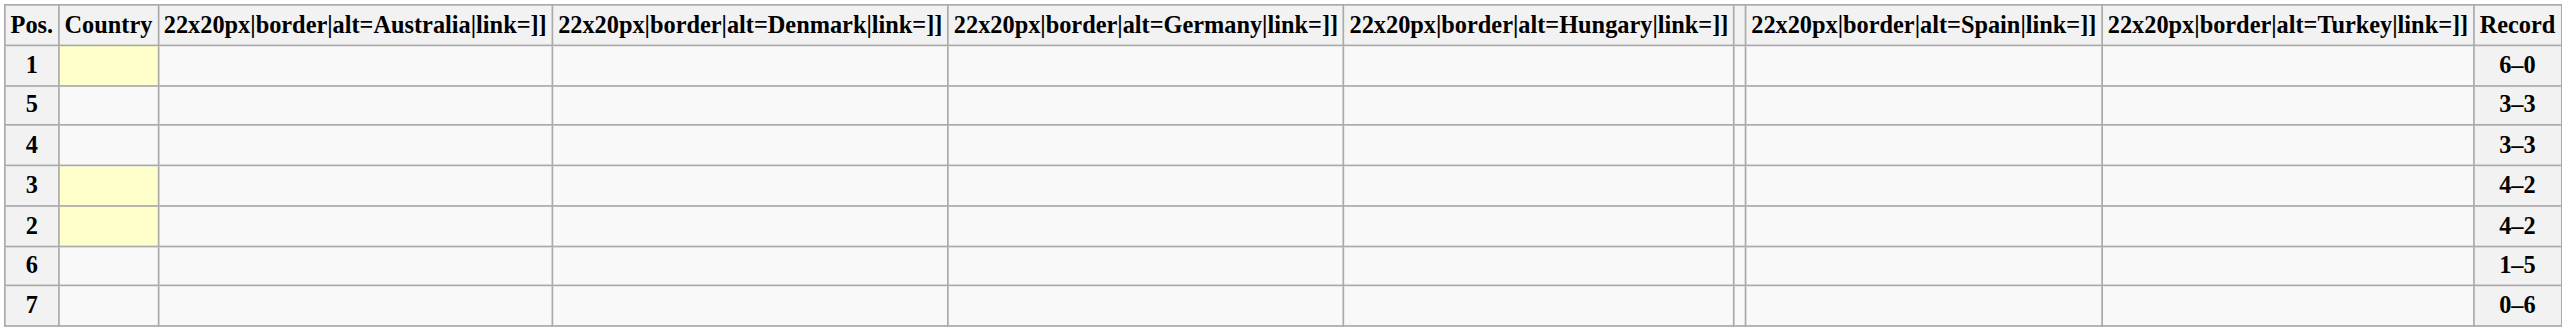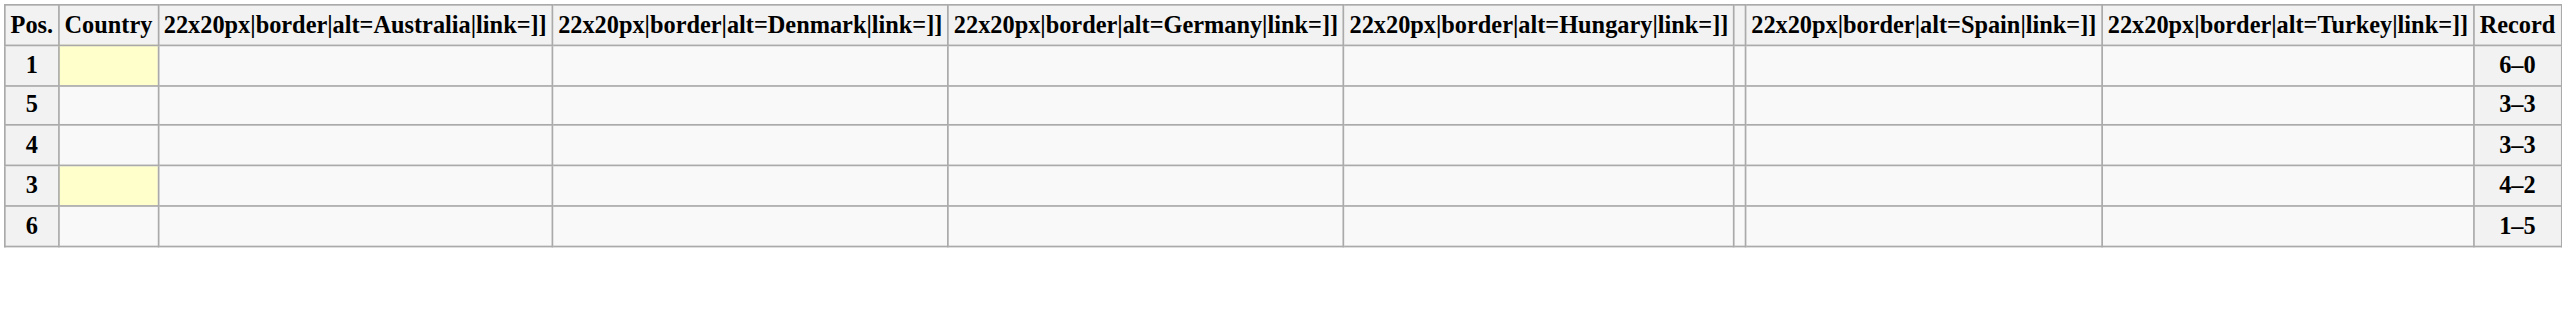- row: (32, 225)
- row: (32, 305)
